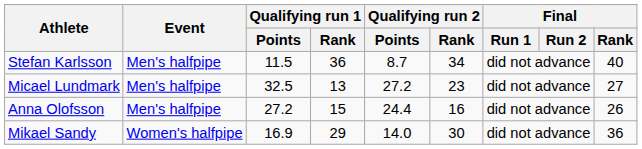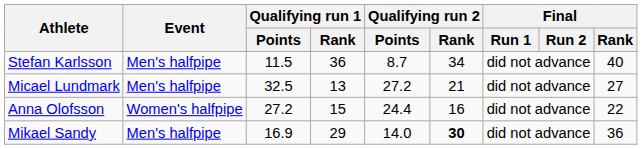(456, 86) 23 -> (456, 86) 21
(174, 109) Men's halfpipe -> (185, 109) Women's halfpipe
(615, 109) 26 -> (615, 109) 22
(185, 133) Women's halfpipe -> (174, 133) Men's halfpipe
(456, 133) normal -> (456, 133) bold
